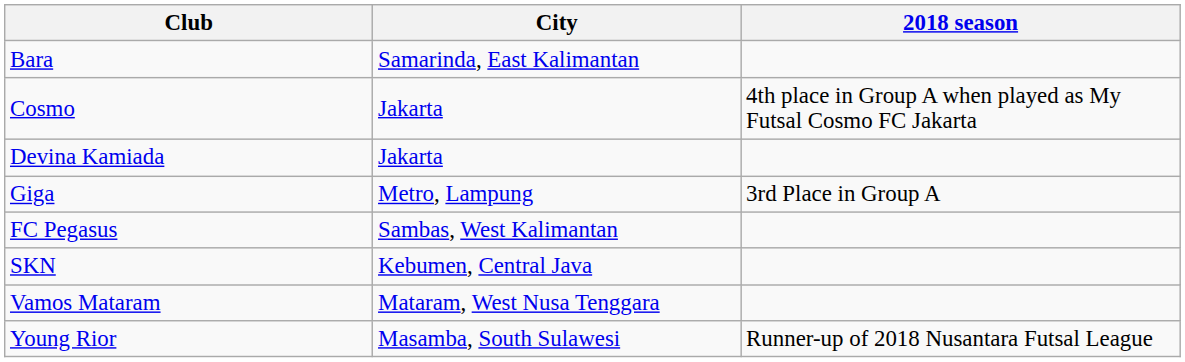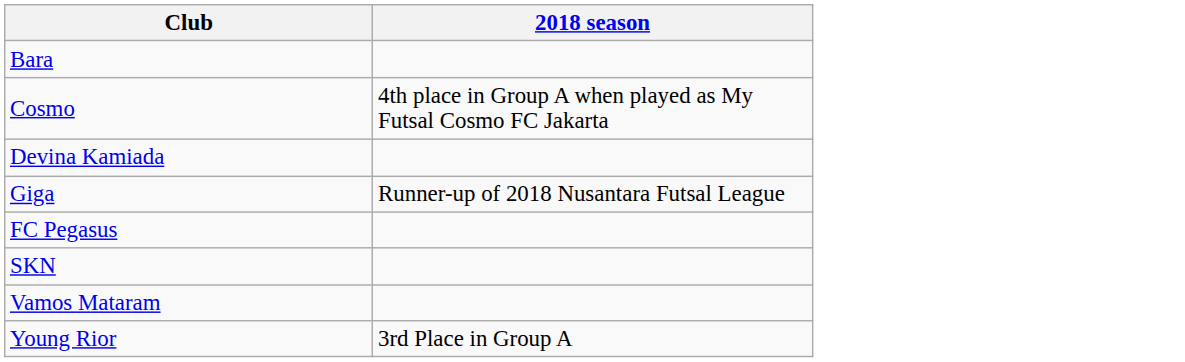- column: (557, 22)
(843, 193) 3rd Place in Group A -> (581, 193) Runner-up of 2018 Nusantara Futsal League
(949, 338) Runner-up of 2018 Nusantara Futsal League -> (475, 338) 3rd Place in Group A
